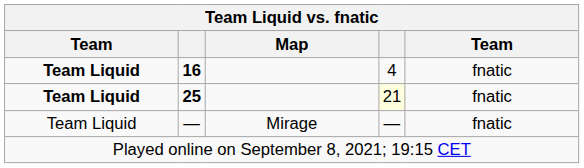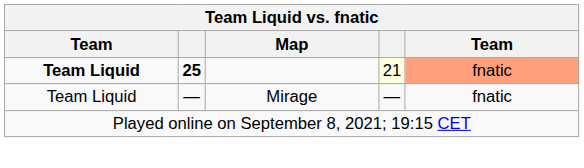- row: (192, 70)
(492, 96) no background -> (492, 70) lightsalmon background
